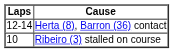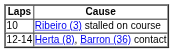rows swapped: (98, 40) <-> (101, 26)
